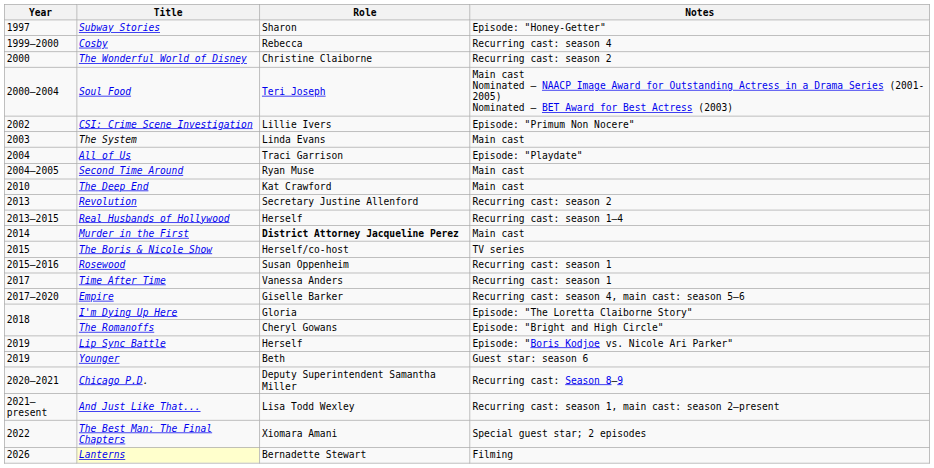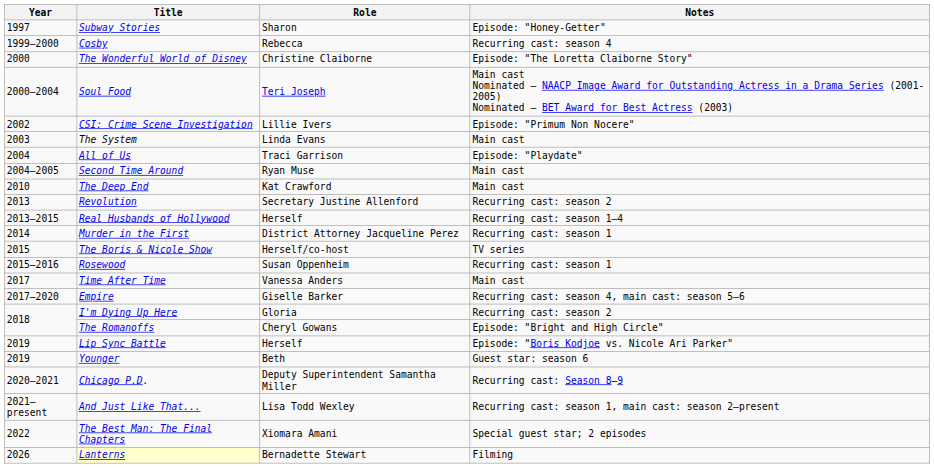(542, 59) Recurring cast: season 2 -> (583, 59) Episode: "The Loretta Claiborne Story"
(360, 234) bold -> (360, 234) normal
(499, 234) Main cast -> (542, 234) Recurring cast: season 1
(542, 281) Recurring cast: season 1 -> (499, 281) Main cast
(583, 312) Episode: "The Loretta Claiborne Story" -> (542, 312) Recurring cast: season 2
